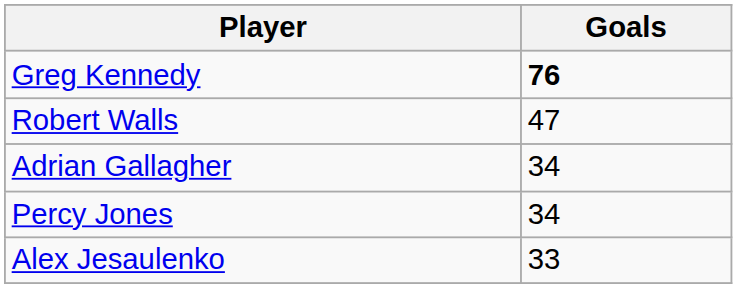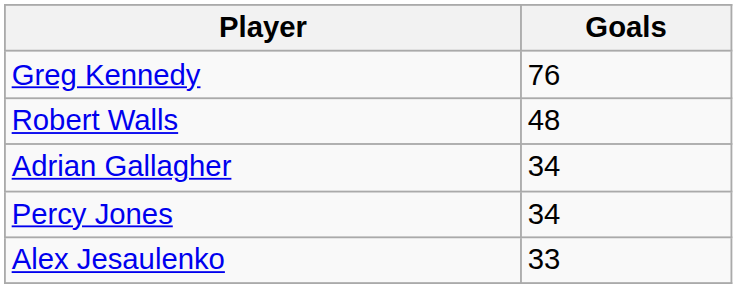(544, 74) bold -> (544, 74) normal
(544, 120) 47 -> (544, 120) 48
